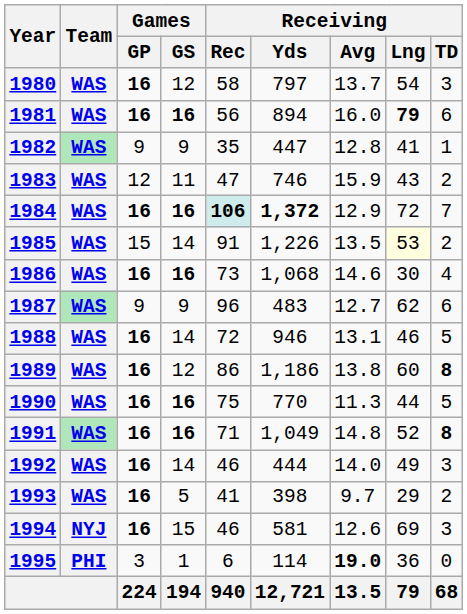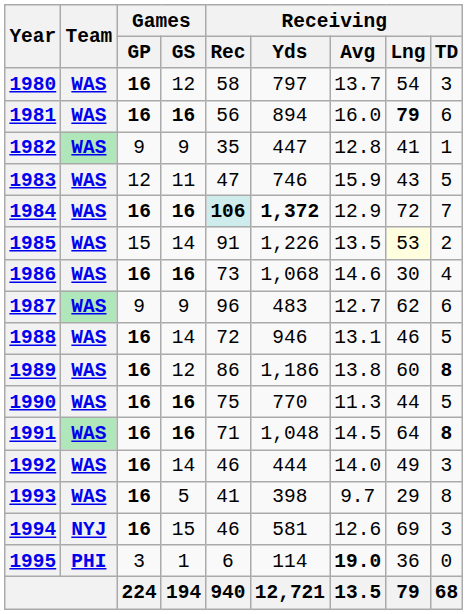(446, 180) 2 -> (446, 180) 5
(290, 434) 1,049 -> (290, 434) 1,048
(358, 434) 14.8 -> (358, 434) 14.5
(408, 434) 52 -> (408, 434) 64
(446, 497) 2 -> (446, 497) 8
